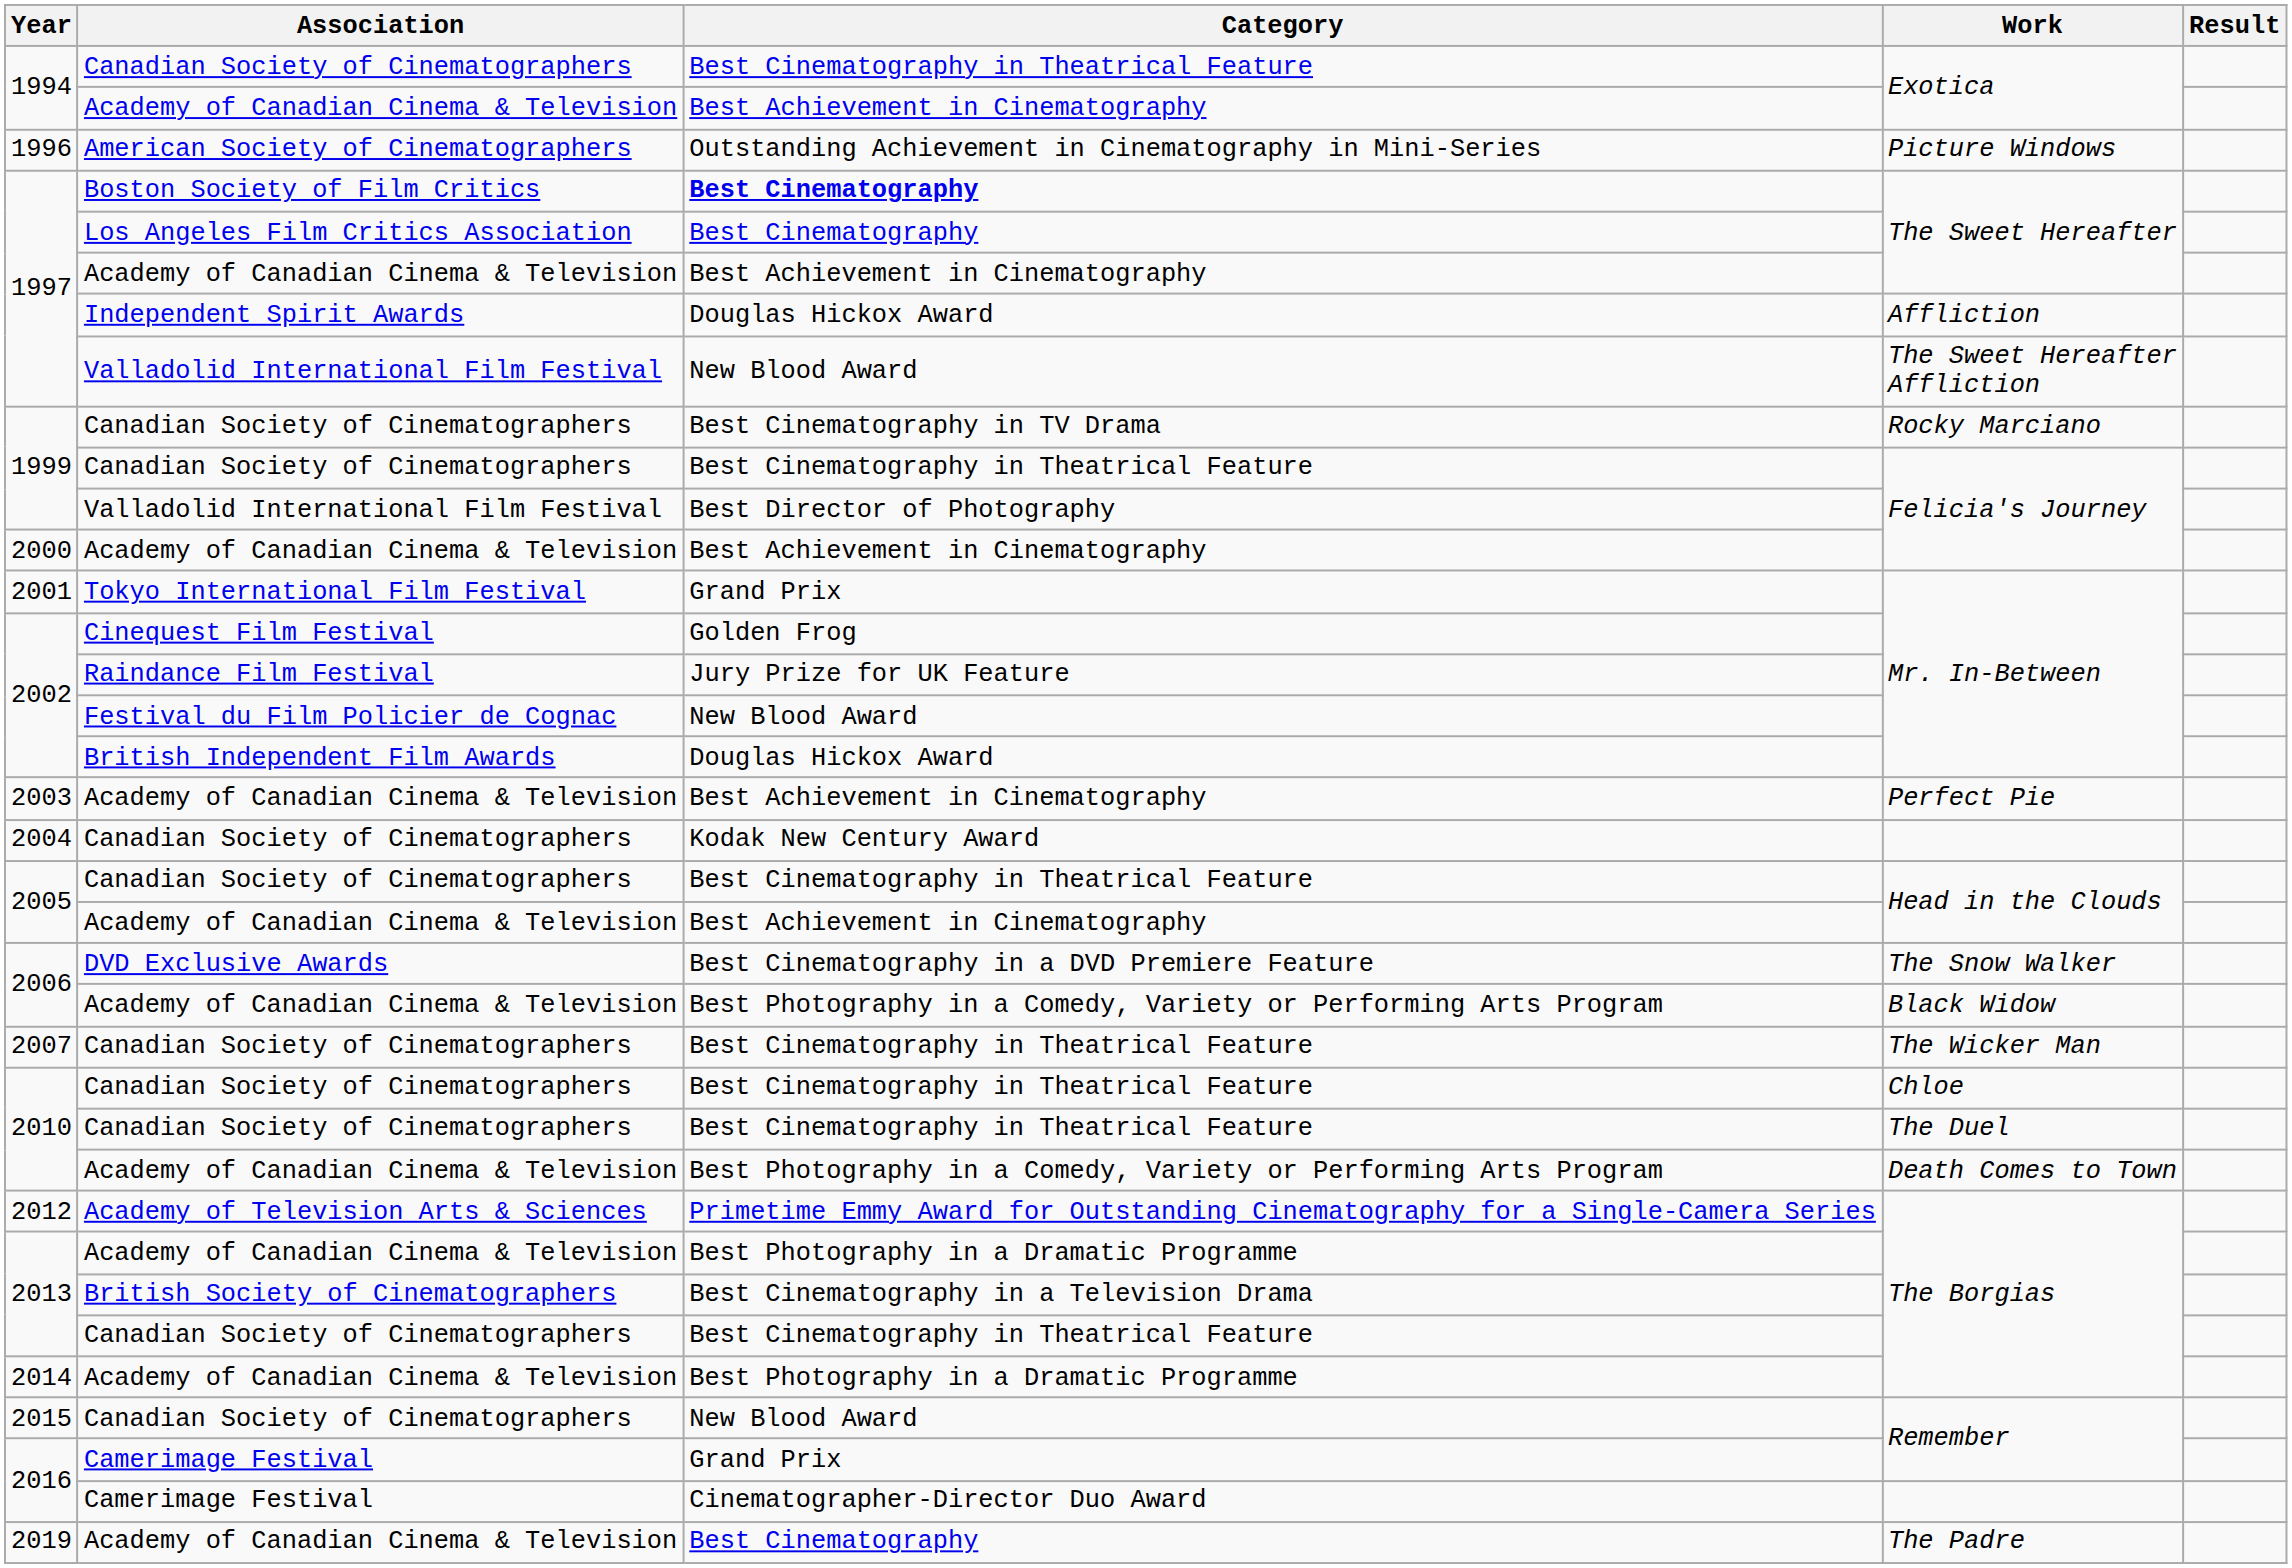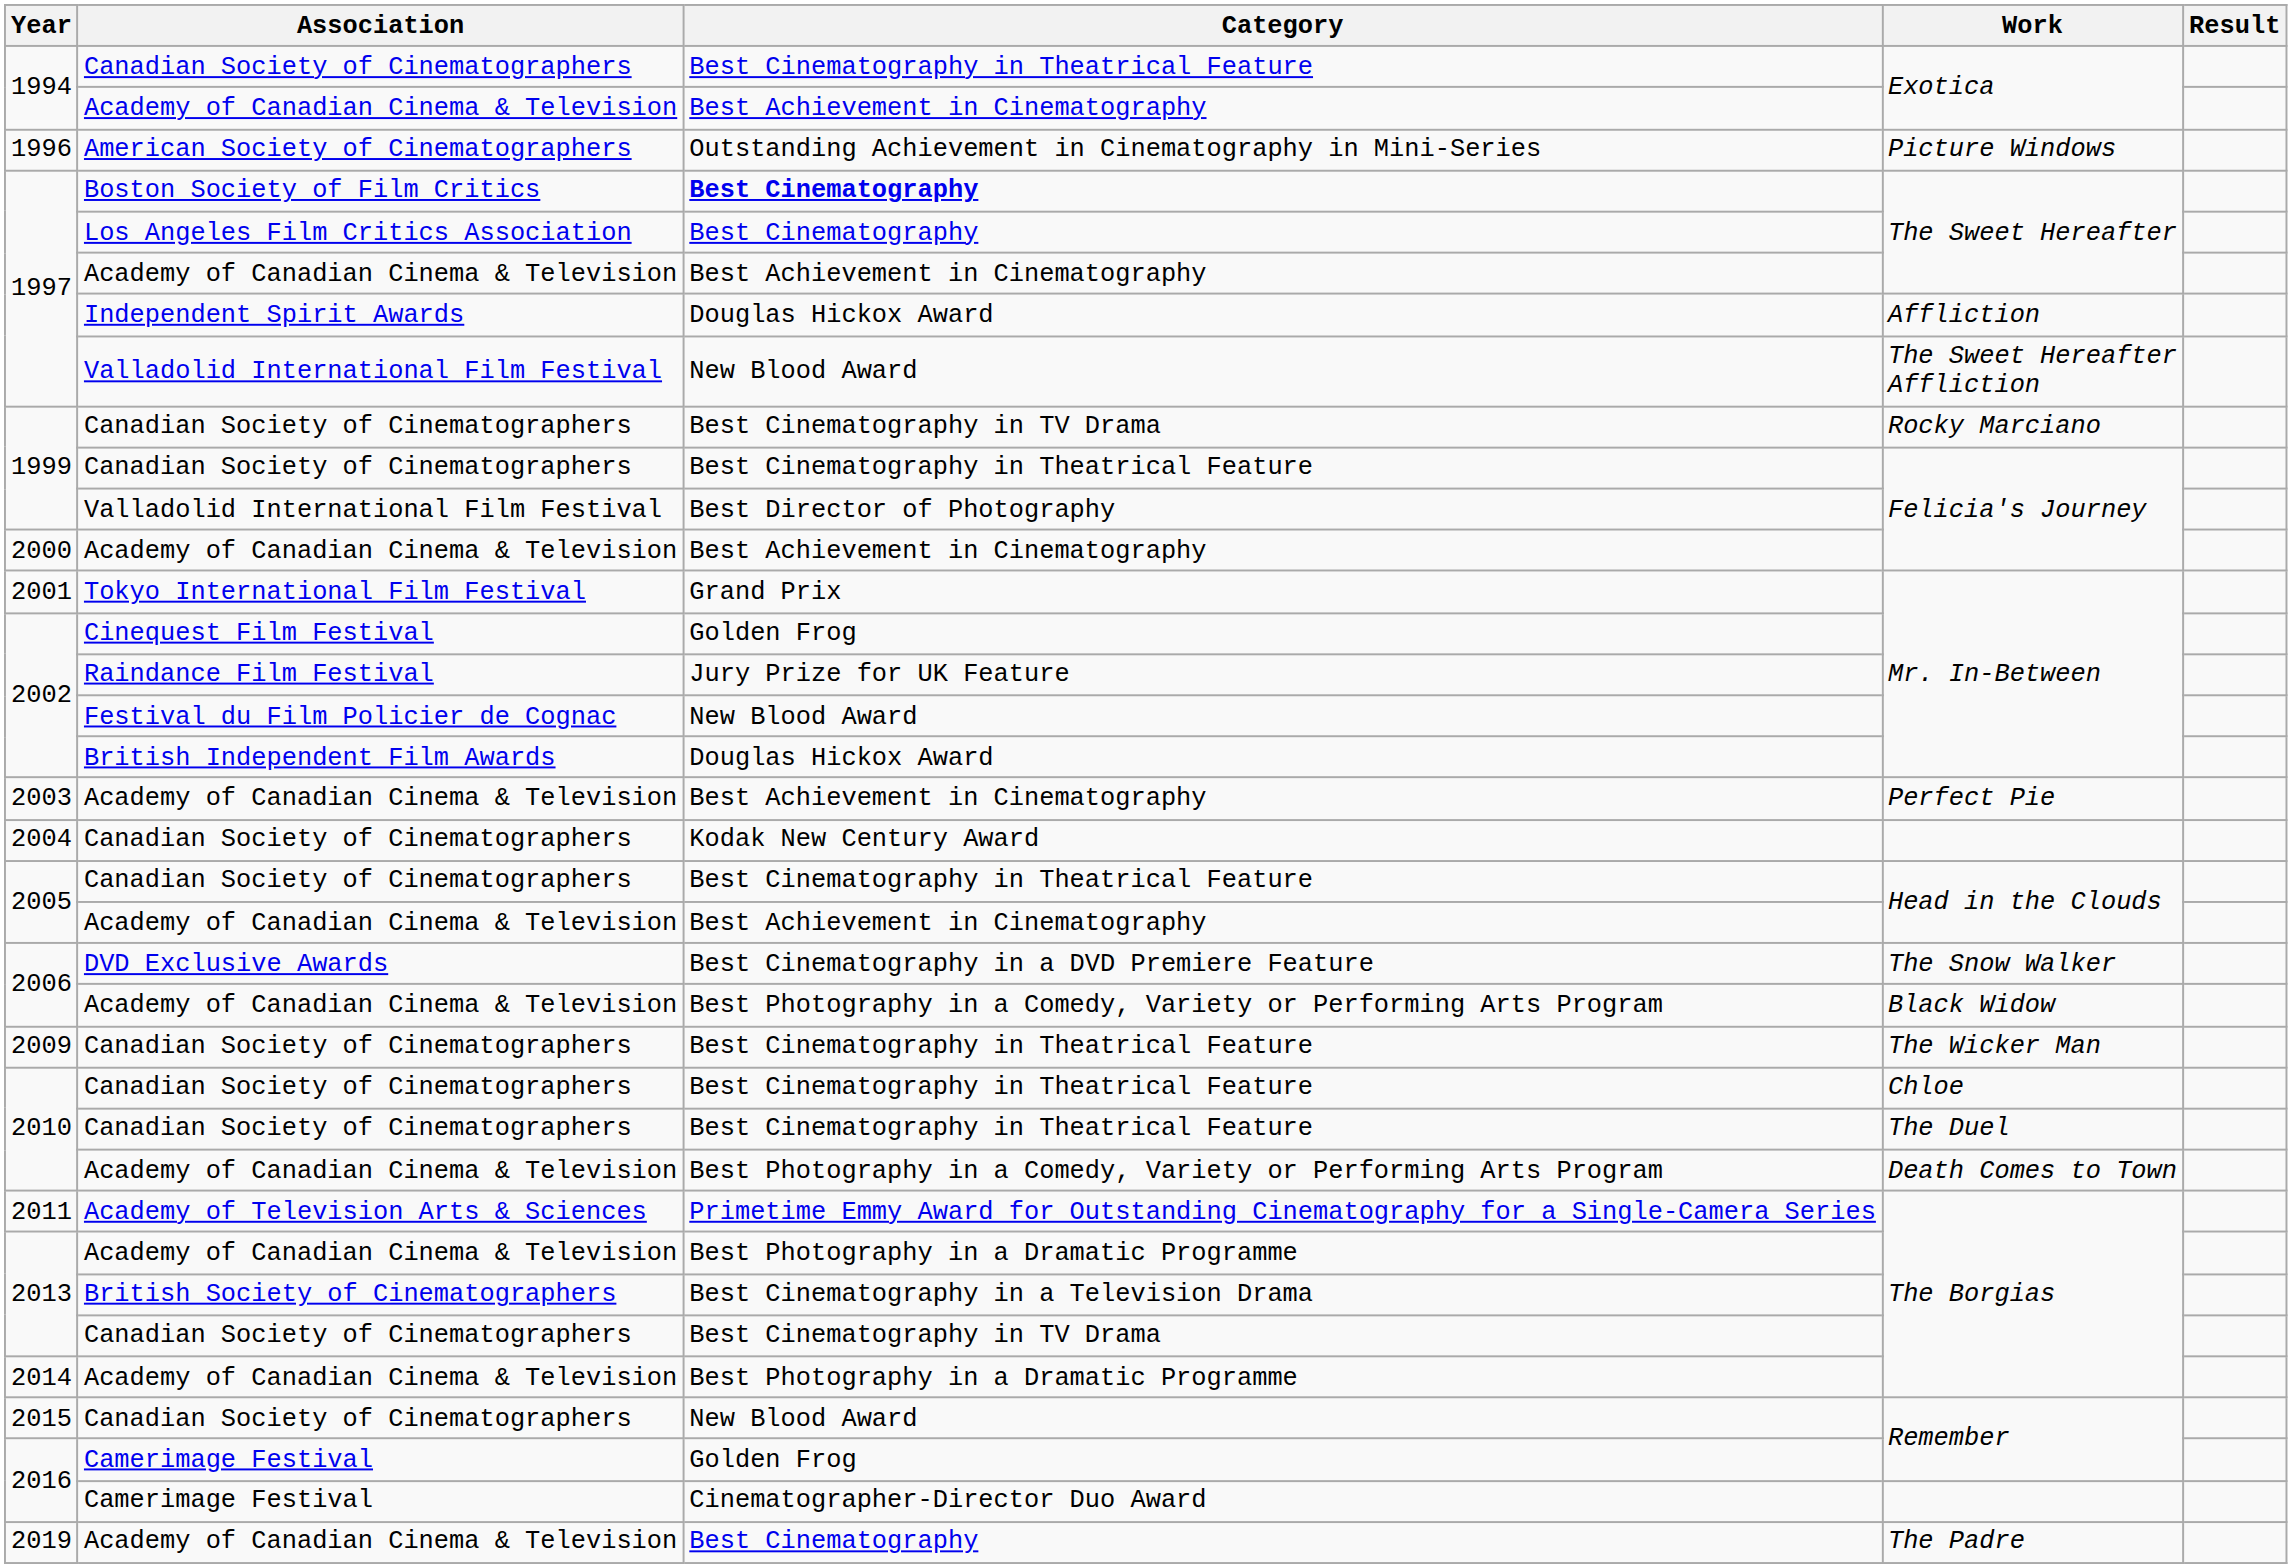(41, 1046) 2007 -> (41, 1046) 2009
(41, 1212) 2012 -> (41, 1212) 2011
(1001, 1336) Best Cinematography in Theatrical Feature -> (925, 1336) Best Cinematography in TV Drama
(765, 1460) Grand Prix -> (773, 1460) Golden Frog
